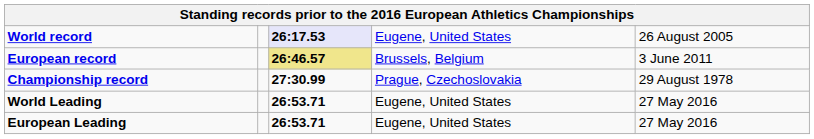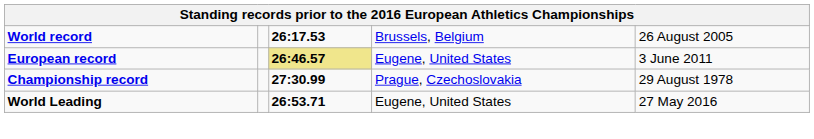(298, 36) lavender background -> (298, 36) no background
(443, 36) Eugene, United States -> (429, 36) Brussels, Belgium
(429, 58) Brussels, Belgium -> (443, 58) Eugene, United States
- row: (67, 123)
